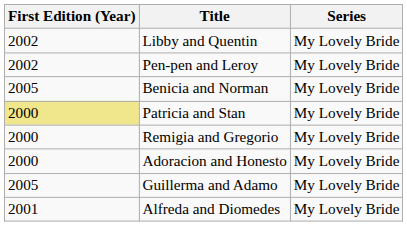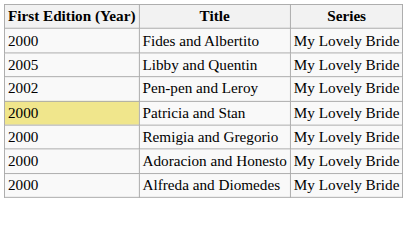+ row: (201, 40)
(23, 40) 2002 -> (23, 64) 2005
- row: (205, 88)
- row: (210, 185)
(23, 209) 2001 -> (23, 185) 2000
